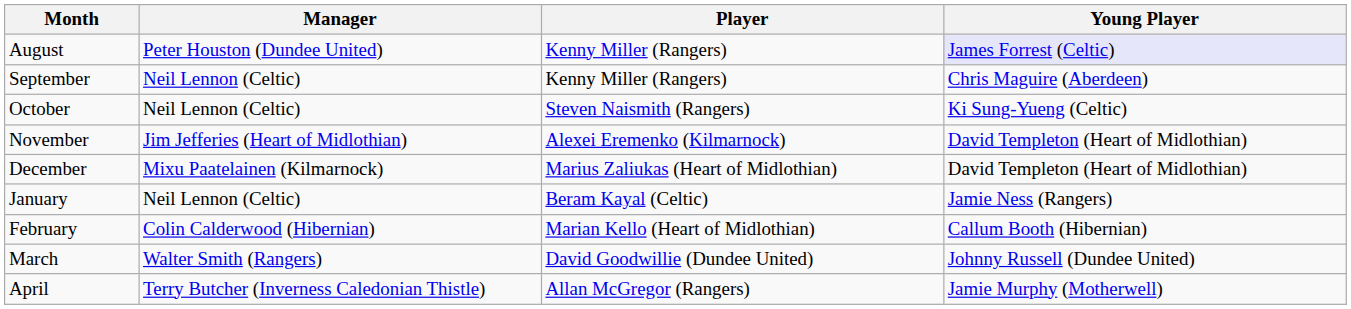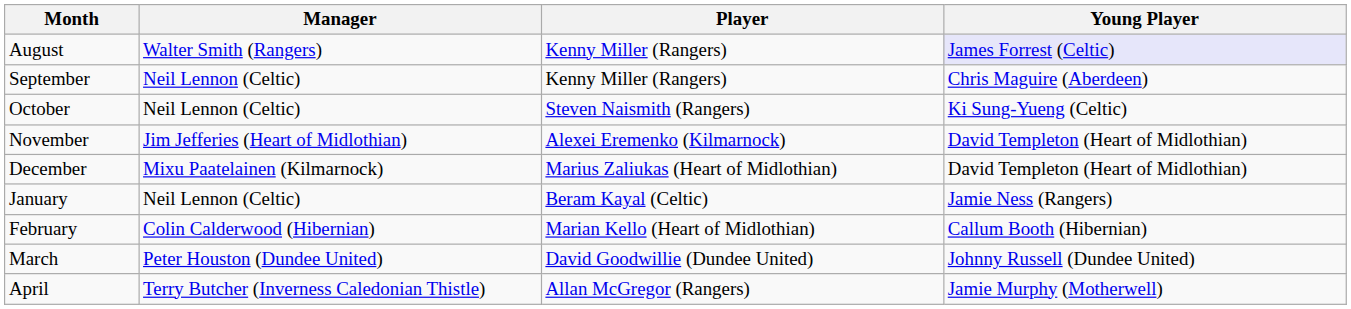(263, 49) Peter Houston (Dundee United) -> (232, 49) Walter Smith (Rangers)
(232, 259) Walter Smith (Rangers) -> (263, 259) Peter Houston (Dundee United)
